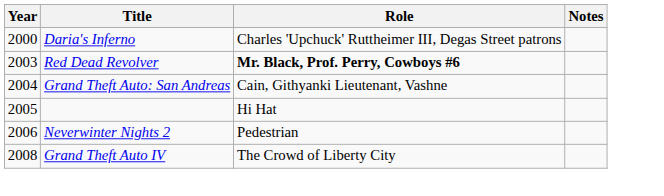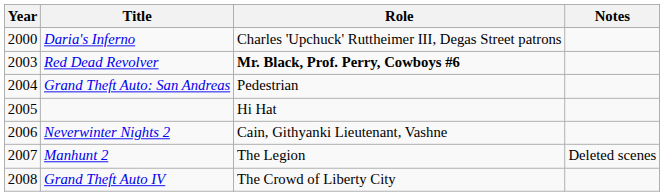(342, 86) Cain, Githyanki Lieutenant, Vashne -> (268, 86) Pedestrian
(268, 132) Pedestrian -> (342, 132) Cain, Githyanki Lieutenant, Vashne
+ row: (76, 156)
